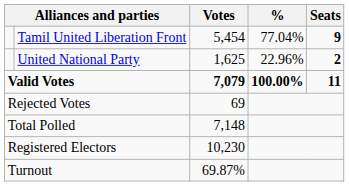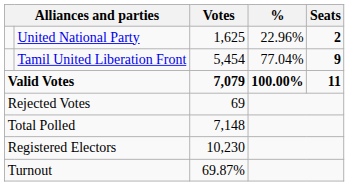rows swapped: (102, 37) <-> (79, 59)
